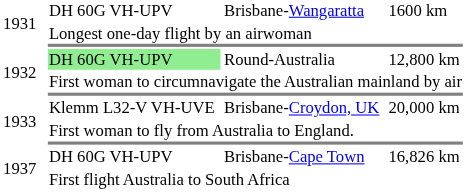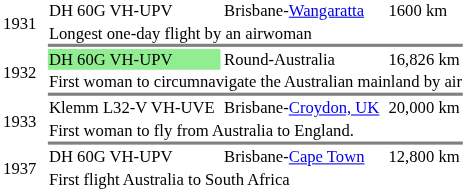(424, 59) 12,800 km -> (424, 59) 16,826 km
(424, 157) 16,826 km -> (424, 157) 12,800 km
